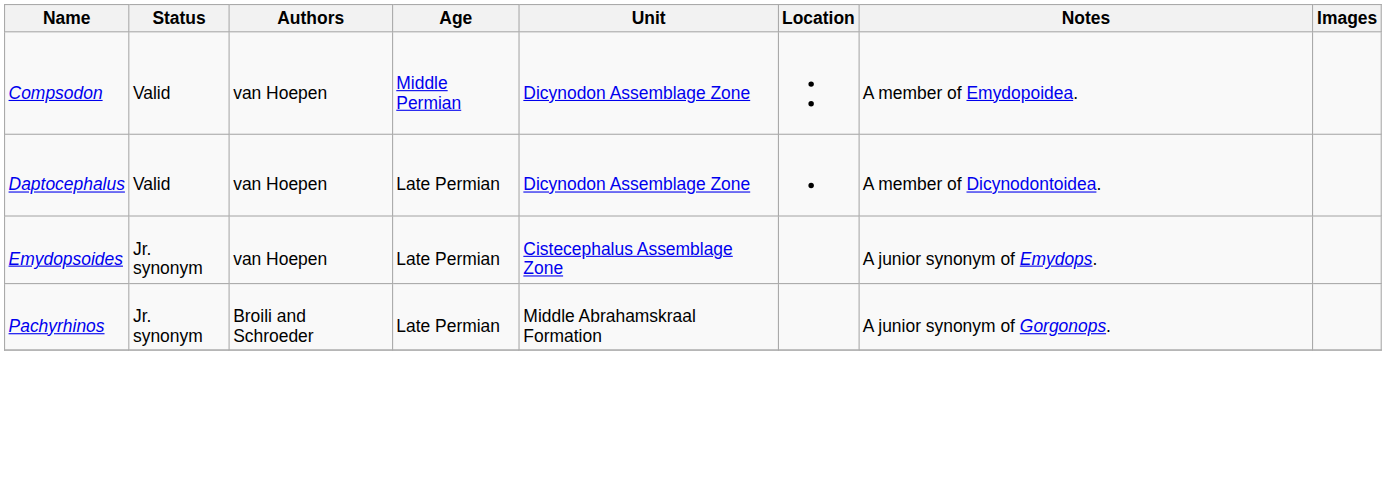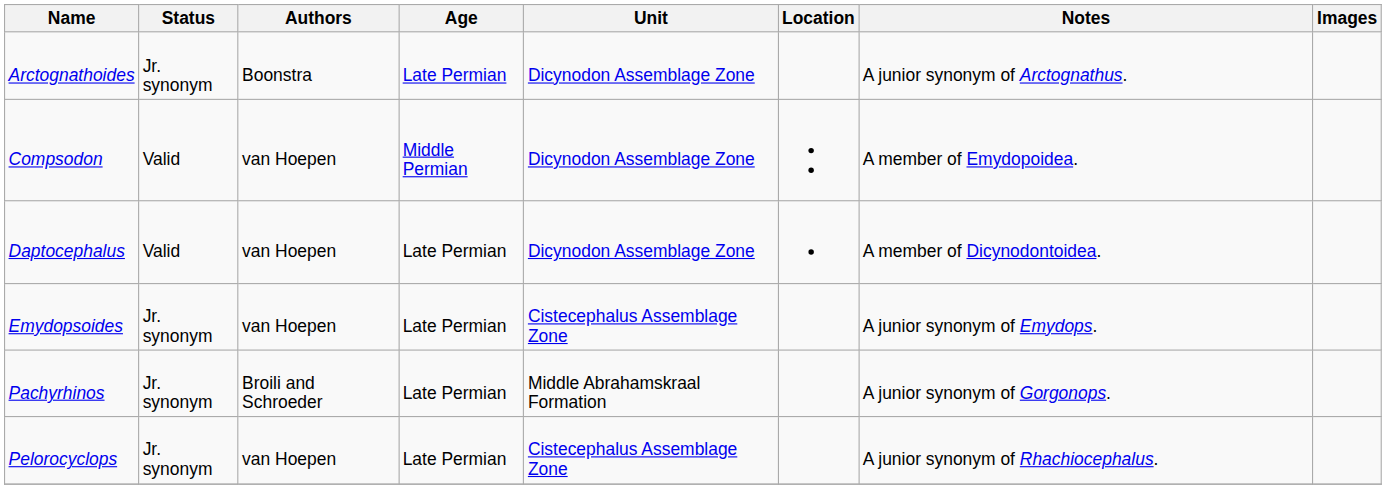+ row: (72, 75)
+ row: (63, 460)
